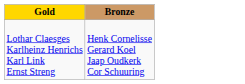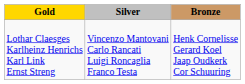+ column: (128, 12)
